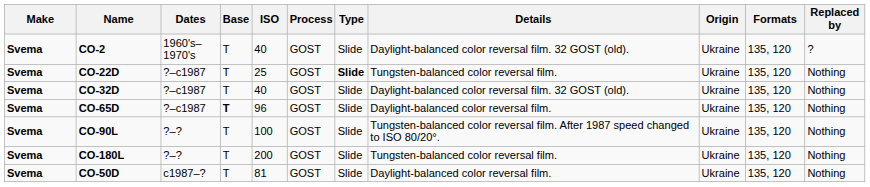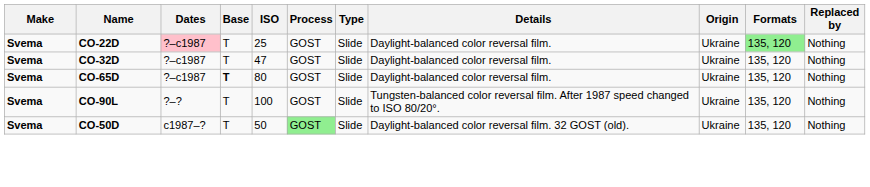- row: (92, 49)
(185, 73) no background -> (185, 43) pink background
(351, 73) bold -> (350, 43) normal
(464, 73) Tungsten-balanced color reversal film. -> (461, 43) Daylight-balanced color reversal film.
(769, 73) no background -> (769, 43) lightgreen background
(260, 90) 40 -> (260, 60) 47
(500, 90) Daylight-balanced color reversal film. 32 GOST (old). -> (461, 60) Daylight-balanced color reversal film.
(260, 108) 96 -> (260, 78) 80
- row: (102, 155)
(260, 173) 81 -> (260, 125) 50
(305, 173) no background -> (305, 125) lightgreen background
(461, 173) Daylight-balanced color reversal film. -> (500, 125) Daylight-balanced color reversal film. 32 GOST (old).
